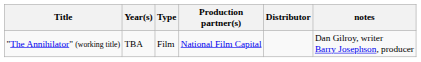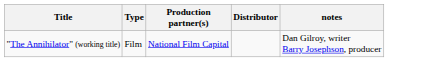- column: (139, 17)
